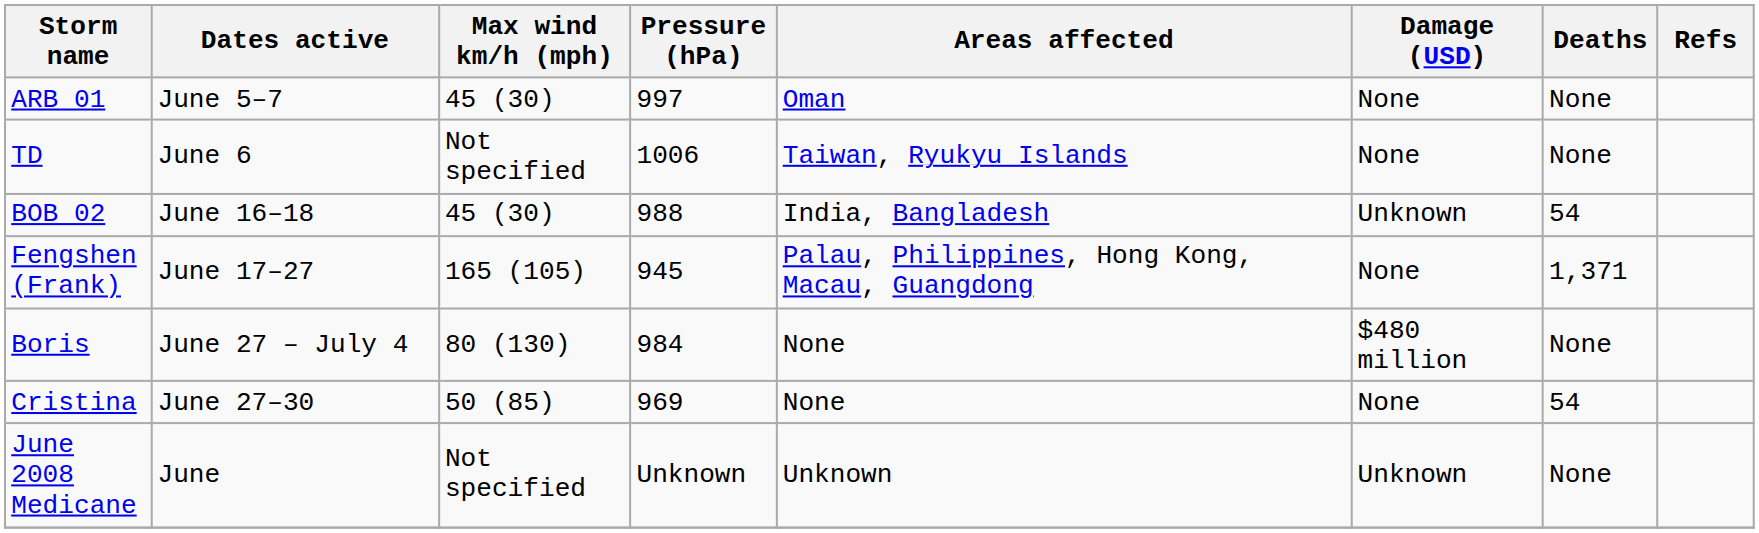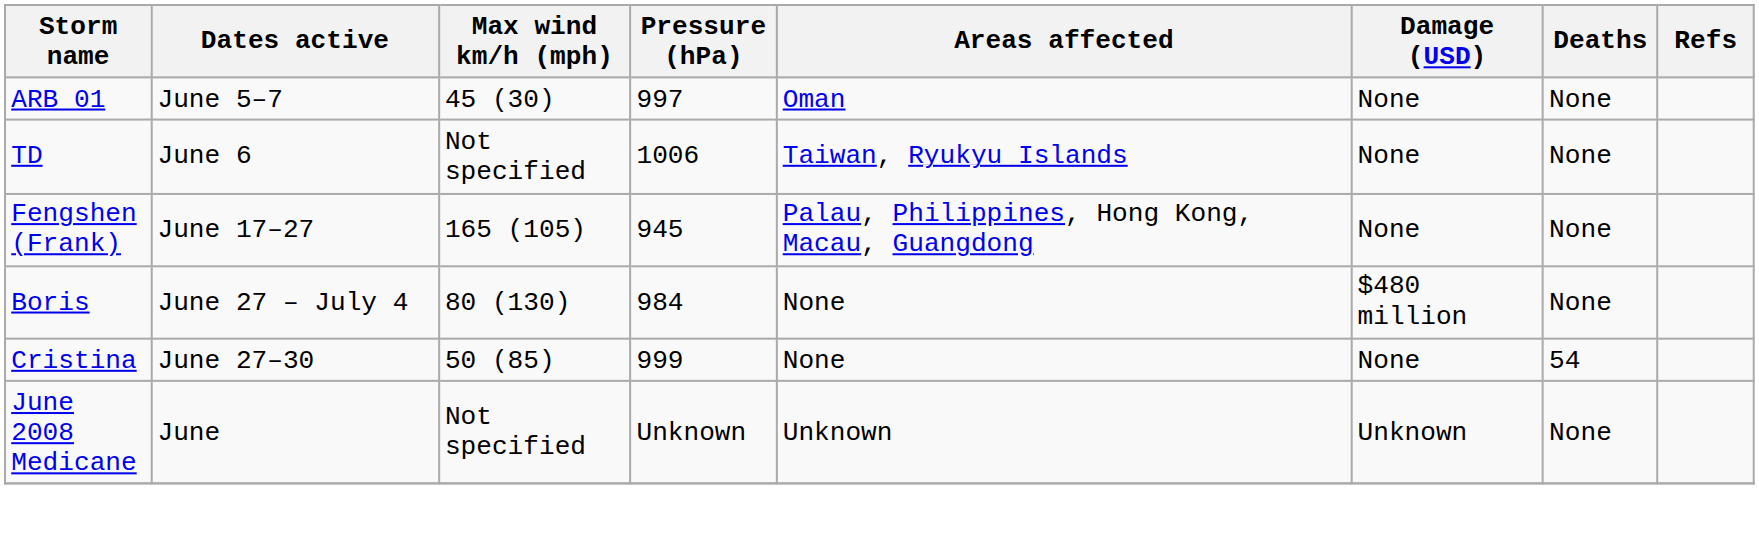- row: (58, 214)
(1588, 272) 1,371 -> (1580, 229) None
(660, 402) 969 -> (660, 360) 999
